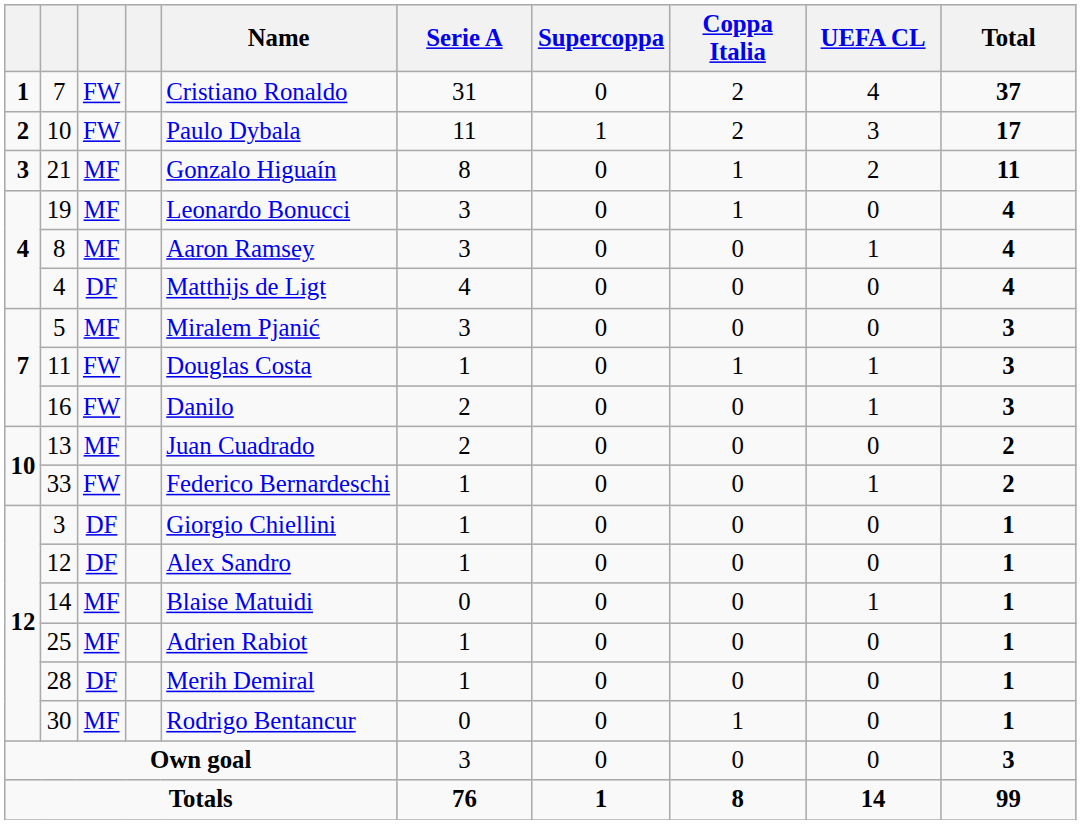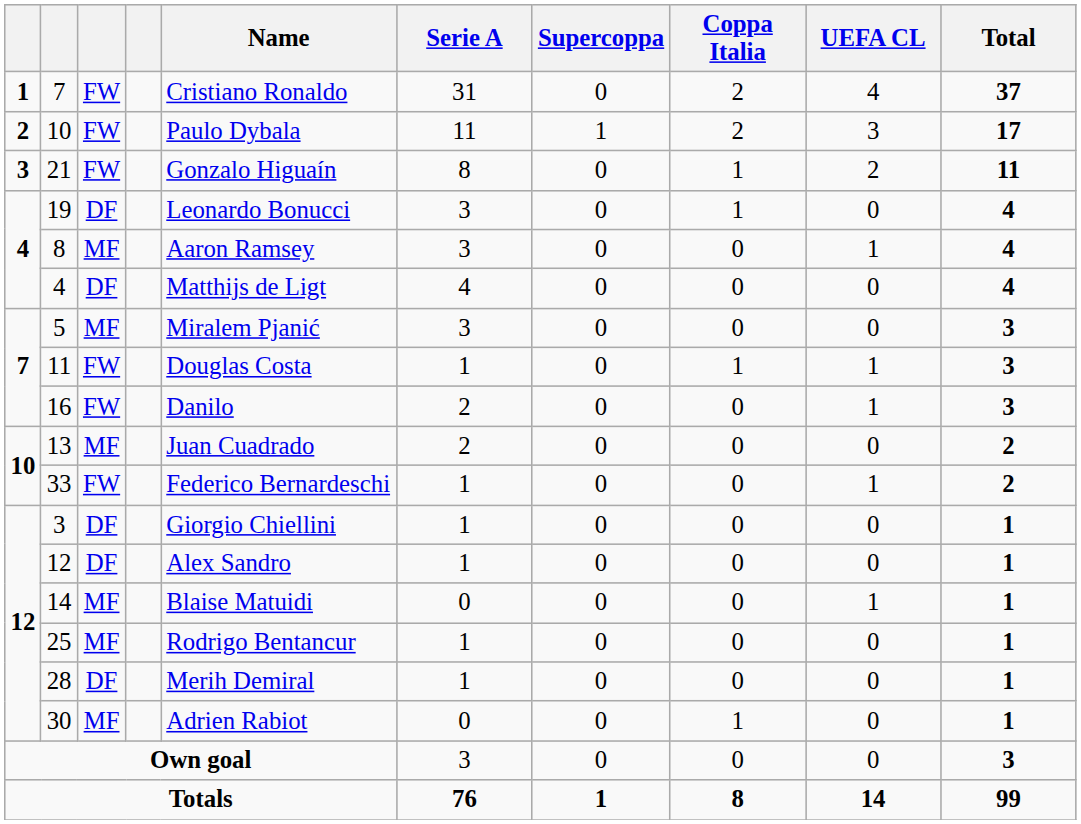(102, 170) MF -> (102, 170) FW
(102, 209) MF -> (102, 209) DF
(237, 642) Adrien Rabiot -> (261, 642) Rodrigo Bentancur
(261, 720) Rodrigo Bentancur -> (237, 720) Adrien Rabiot
